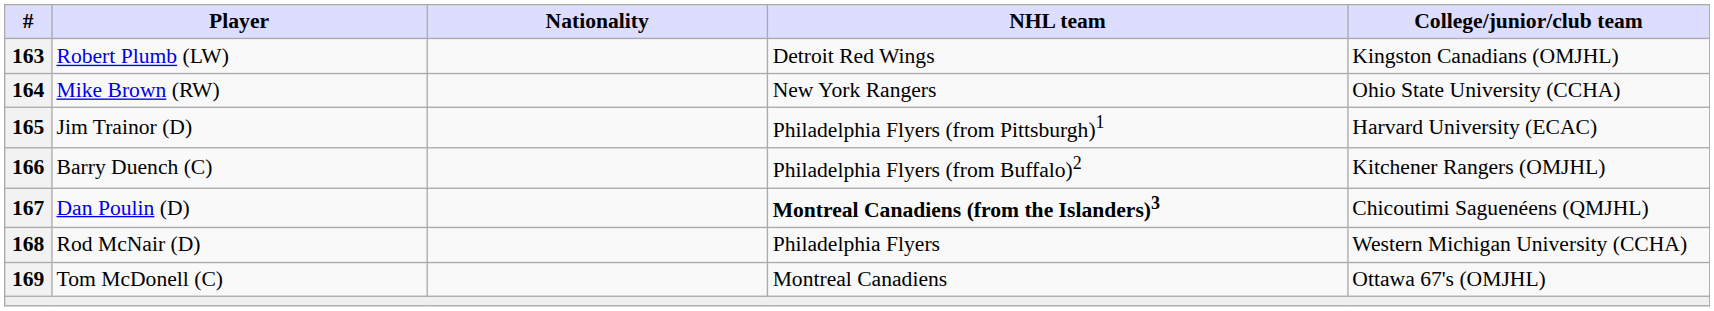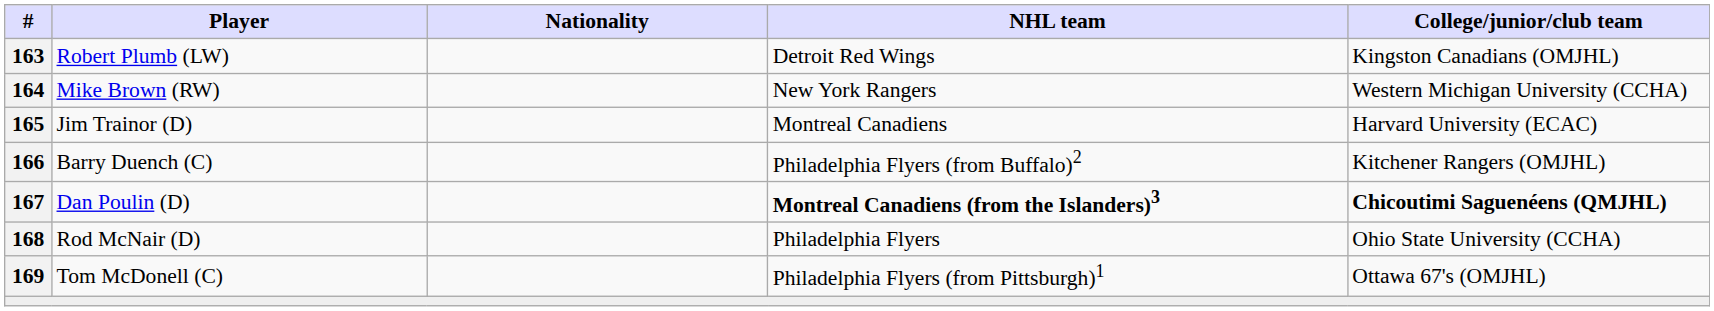(1486, 90) Ohio State University (CCHA) -> (1520, 90) Western Michigan University (CCHA)
(939, 127) Philadelphia Flyers (from Pittsburgh)1 -> (860, 124) Montreal Canadiens
(1501, 207) normal -> (1510, 201) bold
(1520, 244) Western Michigan University (CCHA) -> (1486, 238) Ohio State University (CCHA)
(860, 278) Montreal Canadiens -> (939, 276) Philadelphia Flyers (from Pittsburgh)1
